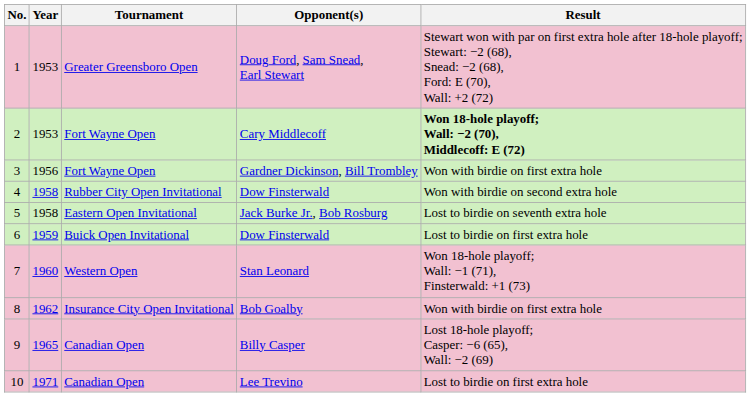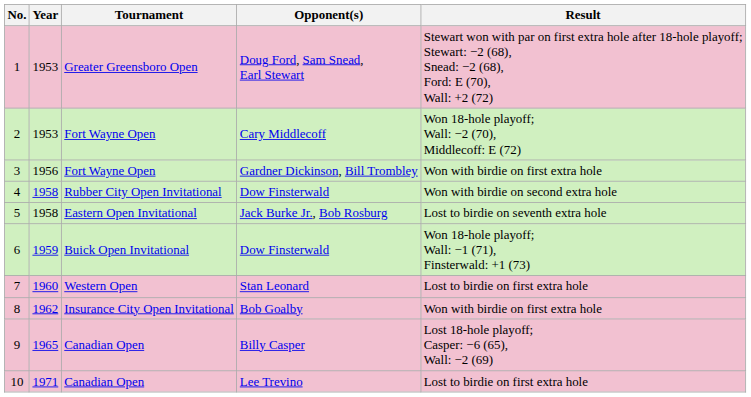(481, 134) bold -> (479, 134) normal
(506, 234) Lost to birdie on first extra hole -> (479, 250) Won 18-hole playoff; Wall: −1 (71), Finsterwald: +1 (73)
(479, 271) Won 18-hole playoff; Wall: −1 (71), Finsterwald: +1 (73) -> (506, 286) Lost to birdie on first extra hole
